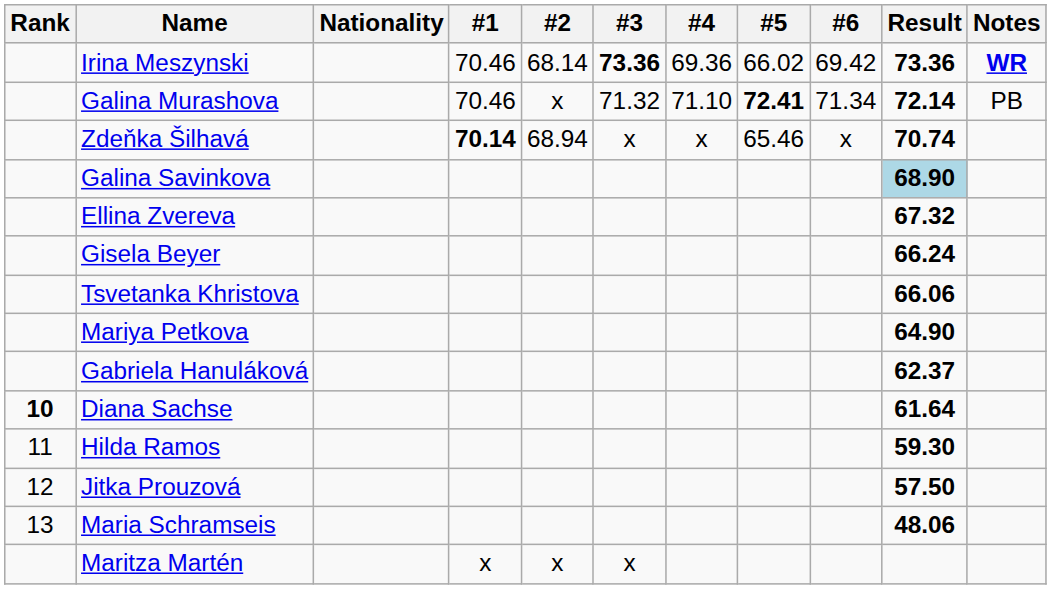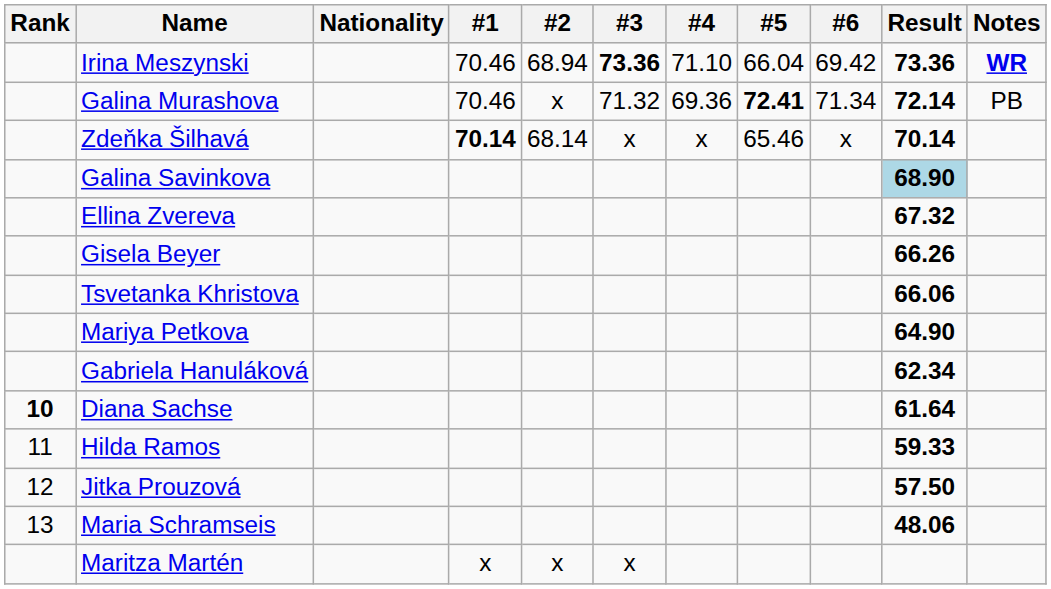(557, 62) 68.14 -> (557, 62) 68.94
(702, 62) 69.36 -> (702, 62) 71.10
(774, 62) 66.02 -> (774, 62) 66.04
(702, 100) 71.10 -> (702, 100) 69.36
(557, 139) 68.94 -> (557, 139) 68.14
(925, 139) 70.74 -> (925, 139) 70.14
(925, 255) 66.24 -> (925, 255) 66.26
(925, 370) 62.37 -> (925, 370) 62.34
(925, 448) 59.30 -> (925, 448) 59.33
